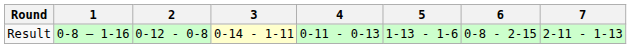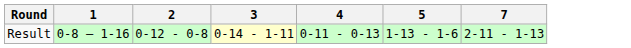- column: (500, 14)
